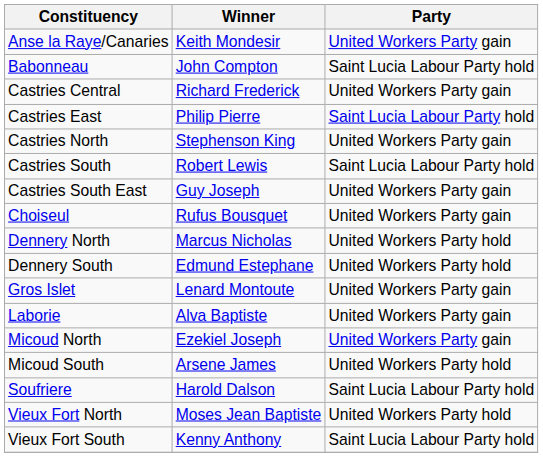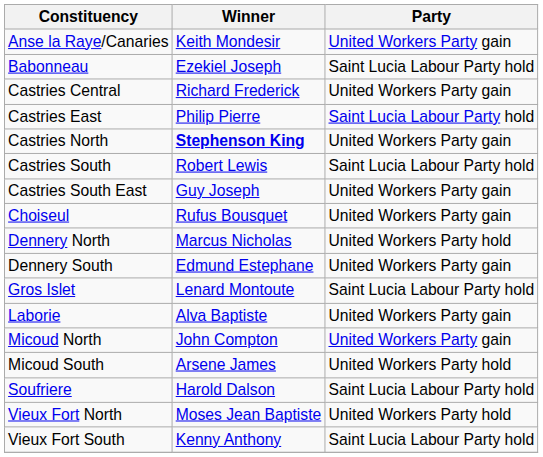(227, 66) John Compton -> (228, 66) Ezekiel Joseph
(235, 141) normal -> (240, 141) bold
(420, 265) United Workers Party hold -> (420, 265) United Workers Party gain
(420, 290) United Workers Party gain -> (431, 290) Saint Lucia Labour Party hold
(228, 340) Ezekiel Joseph -> (227, 340) John Compton
